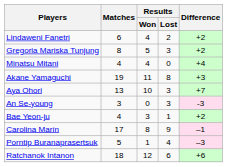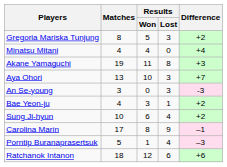- row: (38, 37)
+ row: (30, 116)
